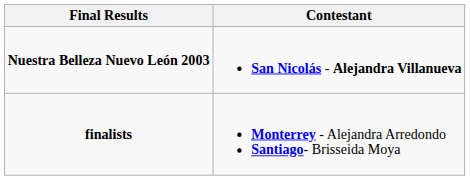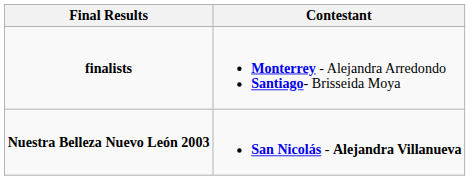rows swapped: (109, 59) <-> (109, 134)
